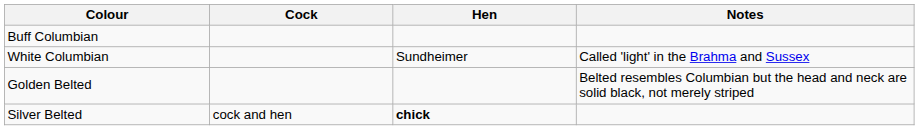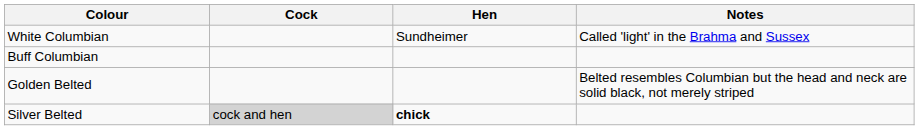rows swapped: (58, 57) <-> (53, 36)
(252, 114) no background -> (252, 114) lightgrey background
